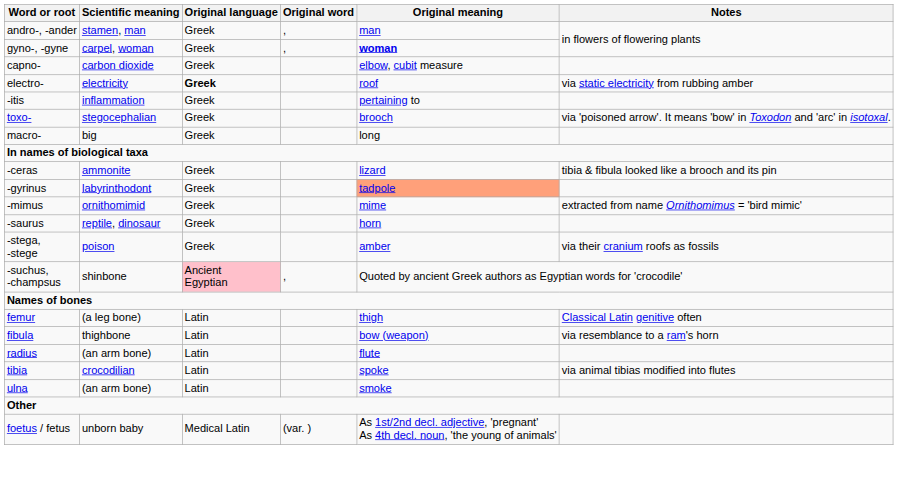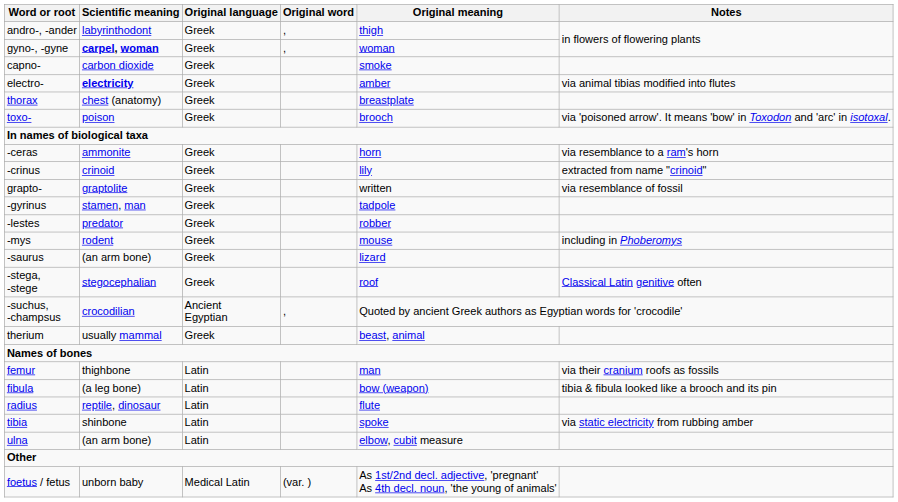(114, 30) stamen, man -> (117, 30) labyrinthodont
(370, 30) man -> (371, 30) thigh
(118, 48) normal -> (120, 48) bold
(378, 48) bold -> (377, 48) normal
(411, 65) elbow, cubit measure -> (375, 65) smoke
(105, 83) normal -> (108, 83) bold
(200, 83) bold -> (200, 83) normal
(369, 83) roof -> (375, 83) amber
(658, 83) via static electricity from rubbing amber -> (649, 83) via animal tibias modified into flutes
- row: (15, 100)
+ row: (22, 100)
(119, 118) stegocephalian -> (98, 118) poison
- row: (24, 135)
(372, 170) lizard -> (370, 153) horn
(669, 170) tibia & fibula looked like a brooch and its pin -> (640, 153) via resemblance to a ram's horn
+ row: (23, 170)
+ row: (24, 188)
(117, 188) labyrinthodont -> (114, 205) stamen, man
(377, 188) lightsalmon background -> (377, 205) no background
+ row: (23, 223)
- row: (25, 205)
+ row: (19, 240)
(121, 223) reptile, dinosaur -> (117, 258) (an arm bone)
(370, 223) horn -> (372, 258) lizard
(98, 247) poison -> (119, 282) stegocephalian
(375, 247) amber -> (369, 282) roof
(640, 247) via their cranium roofs as fossils -> (632, 282) Classical Latin genitive often
(104, 277) shinbone -> (108, 312) crocodilian
(206, 277) pink background -> (206, 312) no background
+ row: (25, 335)
(111, 318) (a leg bone) -> (106, 370) thighbone
(371, 318) thigh -> (370, 370) man
(632, 318) Classical Latin genitive often -> (640, 370) via their cranium roofs as fossils
(106, 335) thighbone -> (111, 388) (a leg bone)
(640, 335) via resemblance to a ram's horn -> (669, 388) tibia & fibula looked like a brooch and its pin
(117, 353) (an arm bone) -> (121, 405) reptile, dinosaur
(108, 370) crocodilian -> (104, 423) shinbone
(649, 370) via animal tibias modified into flutes -> (658, 423) via static electricity from rubbing amber
(375, 388) smoke -> (411, 440) elbow, cubit measure
